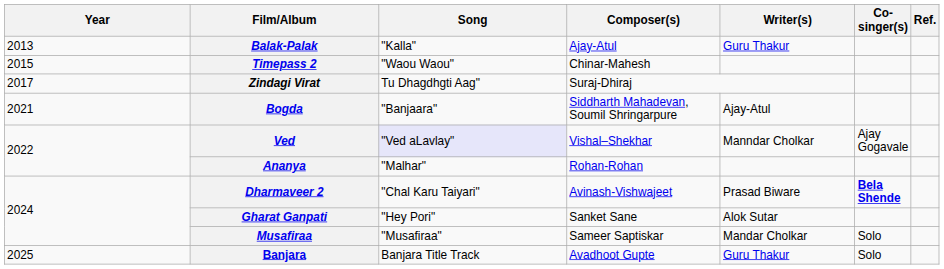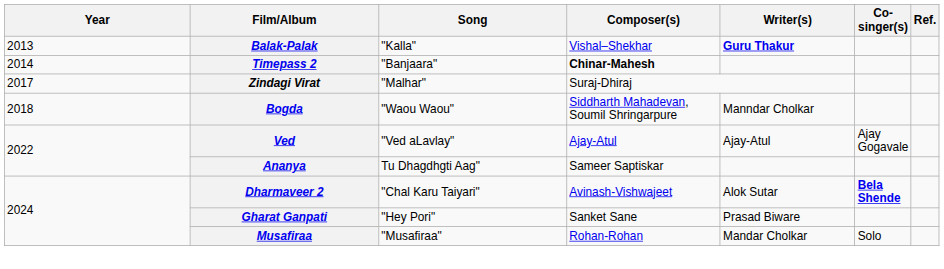(593, 45) Ajay-Atul -> (611, 45) Vishal–Shekhar
(756, 45) normal -> (759, 45) bold
(20, 64) 2015 -> (20, 64) 2014
(418, 64) "Waou Waou" -> (409, 64) "Banjaara"
(610, 64) normal -> (612, 64) bold
(431, 83) Tu Dhagdhgti Aag" -> (404, 83) "Malhar"
(20, 108) 2021 -> (20, 108) 2018
(409, 108) "Banjaara" -> (418, 108) "Waou Waou"
(747, 108) Ajay-Atul -> (768, 108) Manndar Cholkar
(418, 141) lavender background -> (418, 141) no background
(611, 141) Vishal–Shekhar -> (593, 141) Ajay-Atul
(768, 141) Manndar Cholkar -> (747, 141) Ajay-Atul
(404, 166) "Malhar" -> (431, 166) Tu Dhagdhgti Aag"
(606, 166) Rohan-Rohan -> (616, 166) Sameer Saptiskar
(762, 191) Prasad Biware -> (750, 191) Alok Sutar
(750, 217) Alok Sutar -> (762, 217) Prasad Biware
(616, 236) Sameer Saptiskar -> (606, 236) Rohan-Rohan
- row: (284, 254)
